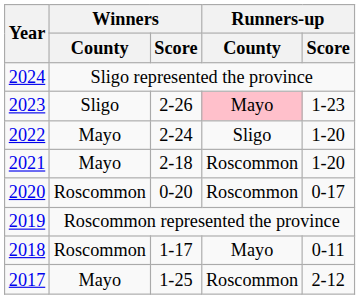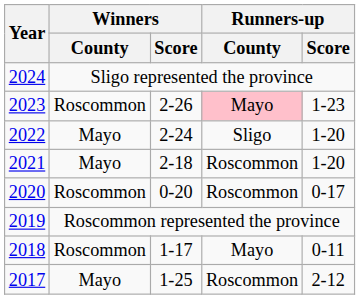(100, 105) Sligo -> (100, 105) Roscommon
